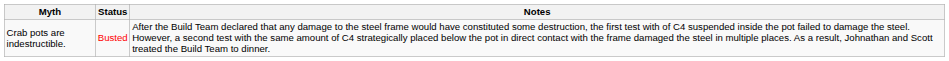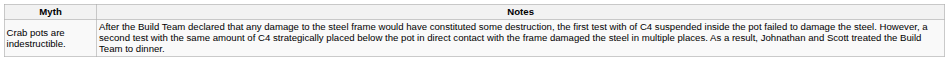- column: (113, 12)
